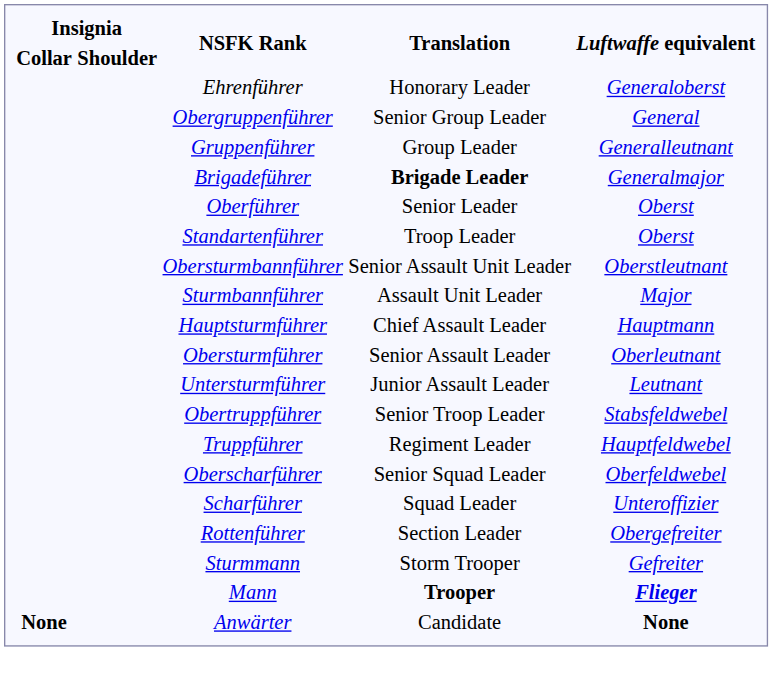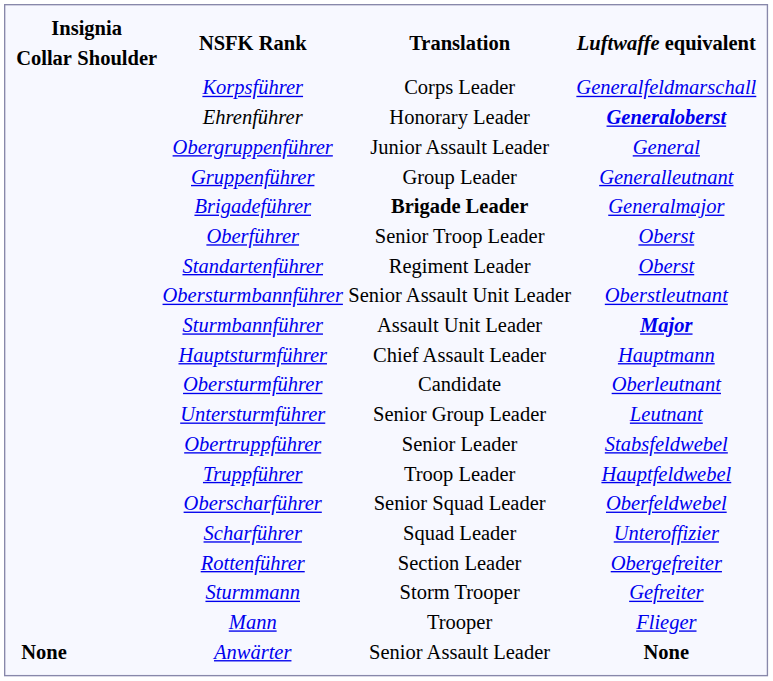+ row: (253, 87)
(666, 87) normal -> (666, 117) bold
(460, 117) Senior Group Leader -> (460, 146) Junior Assault Leader
(460, 206) Senior Leader -> (460, 236) Senior Troop Leader
(460, 236) Troop Leader -> (460, 265) Regiment Leader
(666, 295) normal -> (666, 325) bold
(460, 354) Senior Assault Leader -> (460, 384) Candidate
(460, 384) Junior Assault Leader -> (460, 414) Senior Group Leader
(460, 414) Senior Troop Leader -> (460, 443) Senior Leader
(460, 443) Regiment Leader -> (460, 473) Troop Leader
(460, 592) bold -> (460, 622) normal
(666, 592) bold -> (666, 622) normal
(460, 622) Candidate -> (460, 651) Senior Assault Leader
